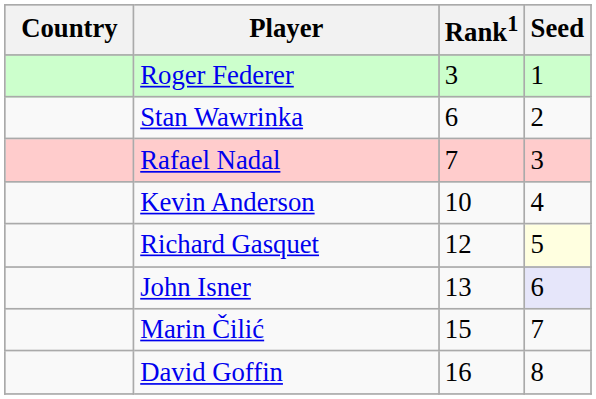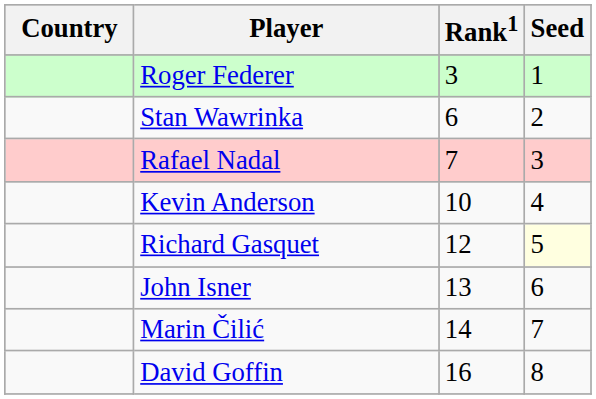(537, 287) lavender background -> (537, 287) no background
(458, 329) 15 -> (458, 329) 14
